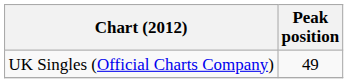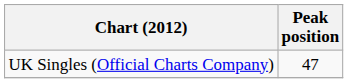(310, 63) 49 -> (310, 63) 47
